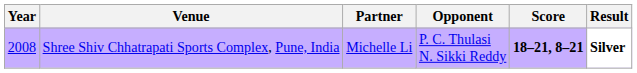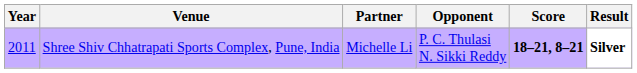(22, 48) 2008 -> (22, 48) 2011
